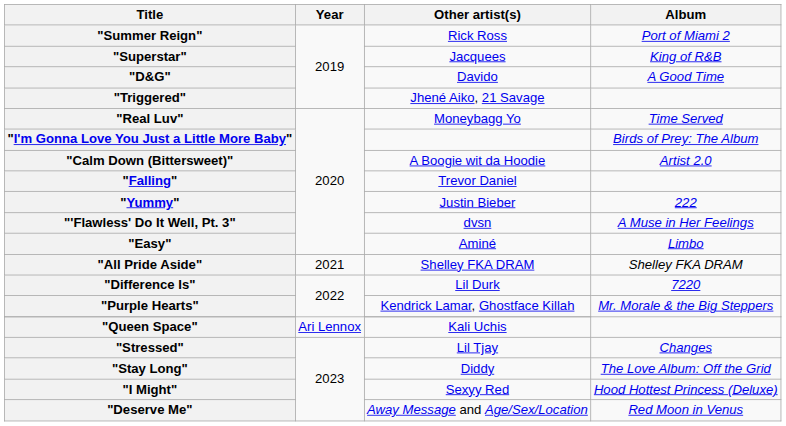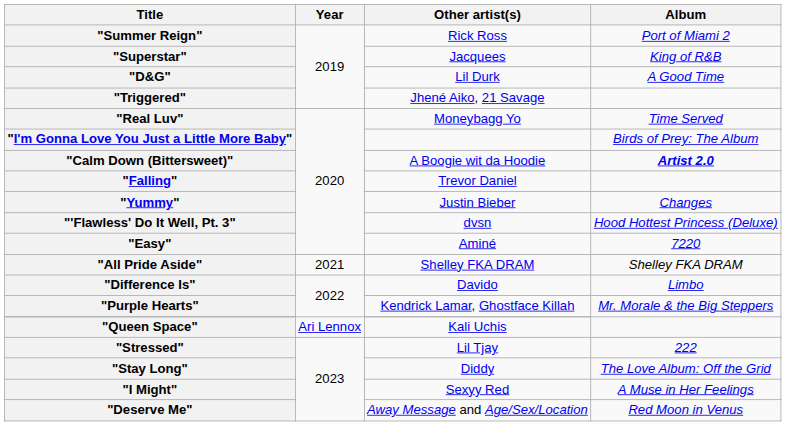(477, 77) Davido -> (477, 77) Lil Durk
(686, 160) normal -> (686, 160) bold
(686, 202) 222 -> (686, 202) Changes
(686, 222) A Muse in Her Feelings -> (686, 222) Hood Hottest Princess (Deluxe)
(686, 243) Limbo -> (686, 243) 7220
(477, 285) Lil Durk -> (477, 285) Davido
(686, 285) 7220 -> (686, 285) Limbo
(686, 347) Changes -> (686, 347) 222
(686, 389) Hood Hottest Princess (Deluxe) -> (686, 389) A Muse in Her Feelings
